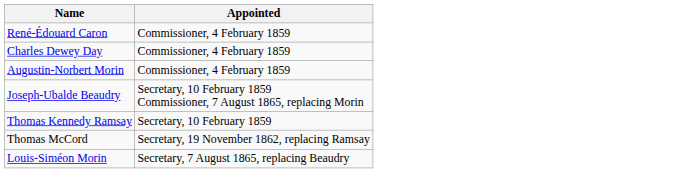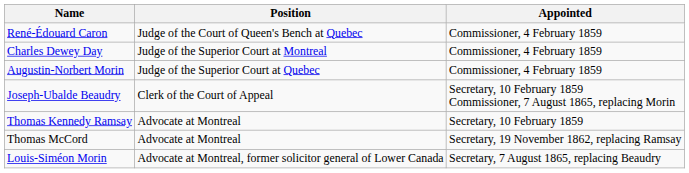+ column: (291, 13)
